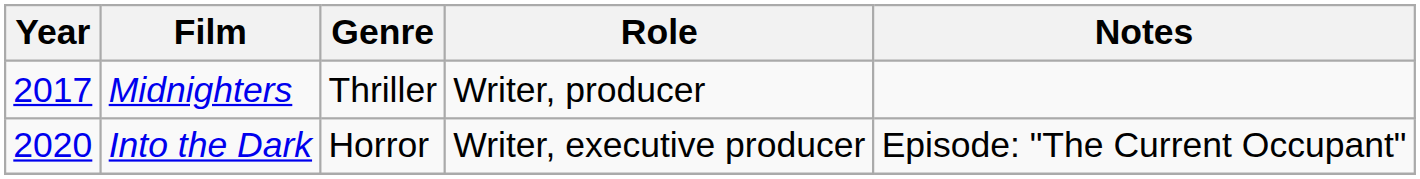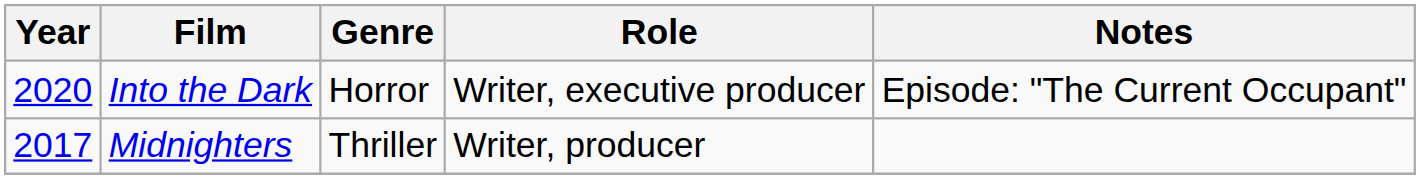rows swapped: (200, 88) <-> (210, 145)
